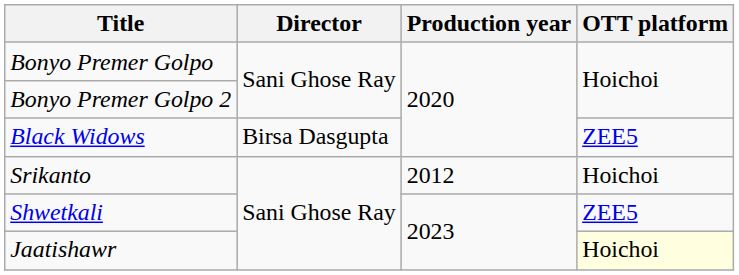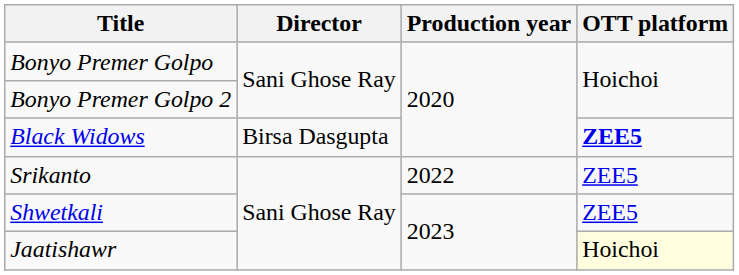(610, 136) normal -> (612, 136) bold
(431, 174) 2012 -> (431, 174) 2022
(621, 174) Hoichoi -> (610, 174) ZEE5
